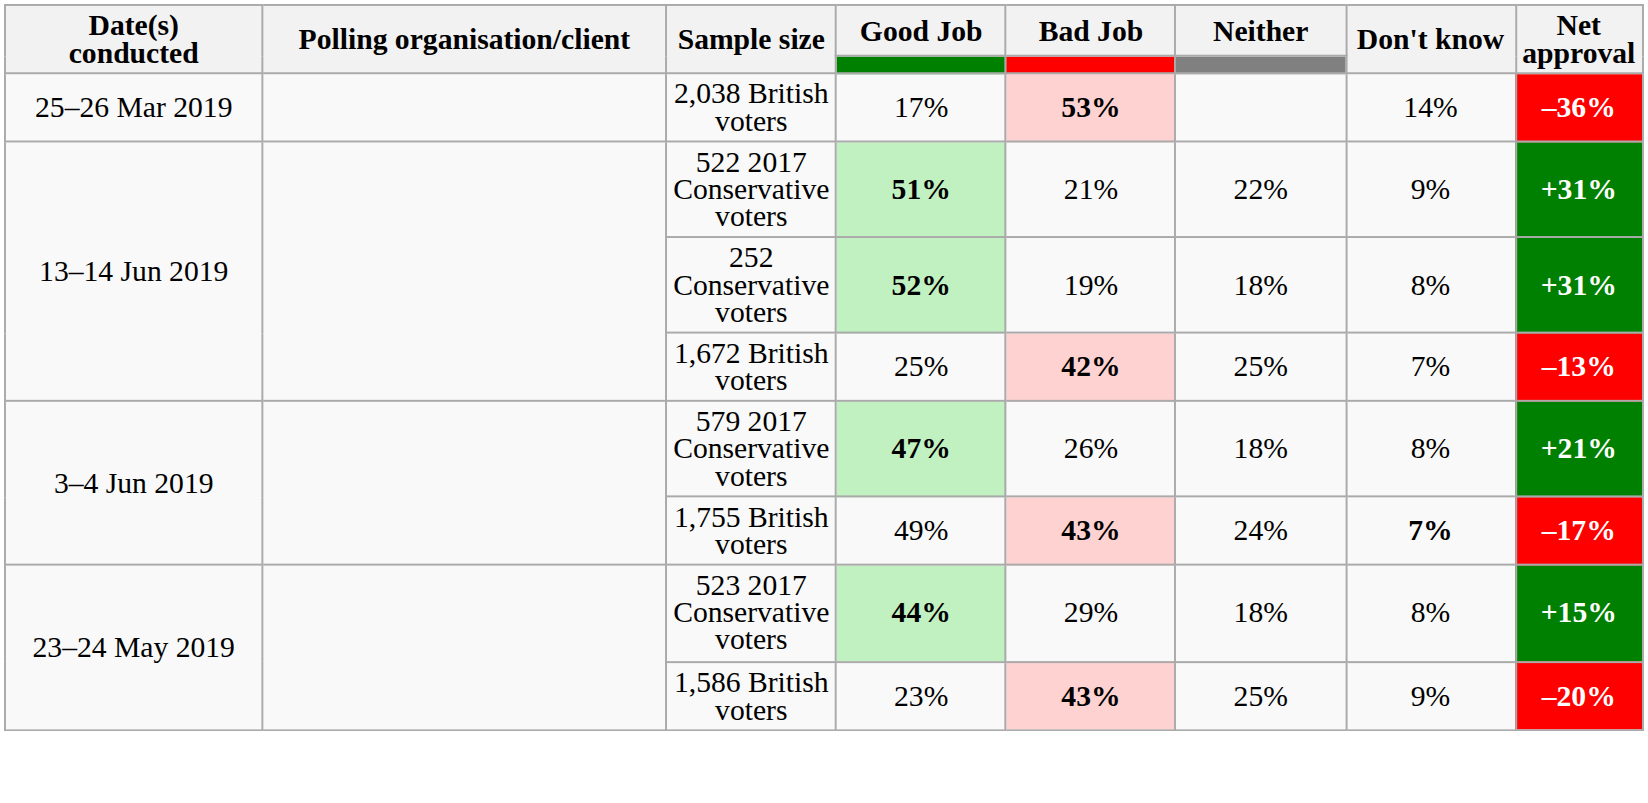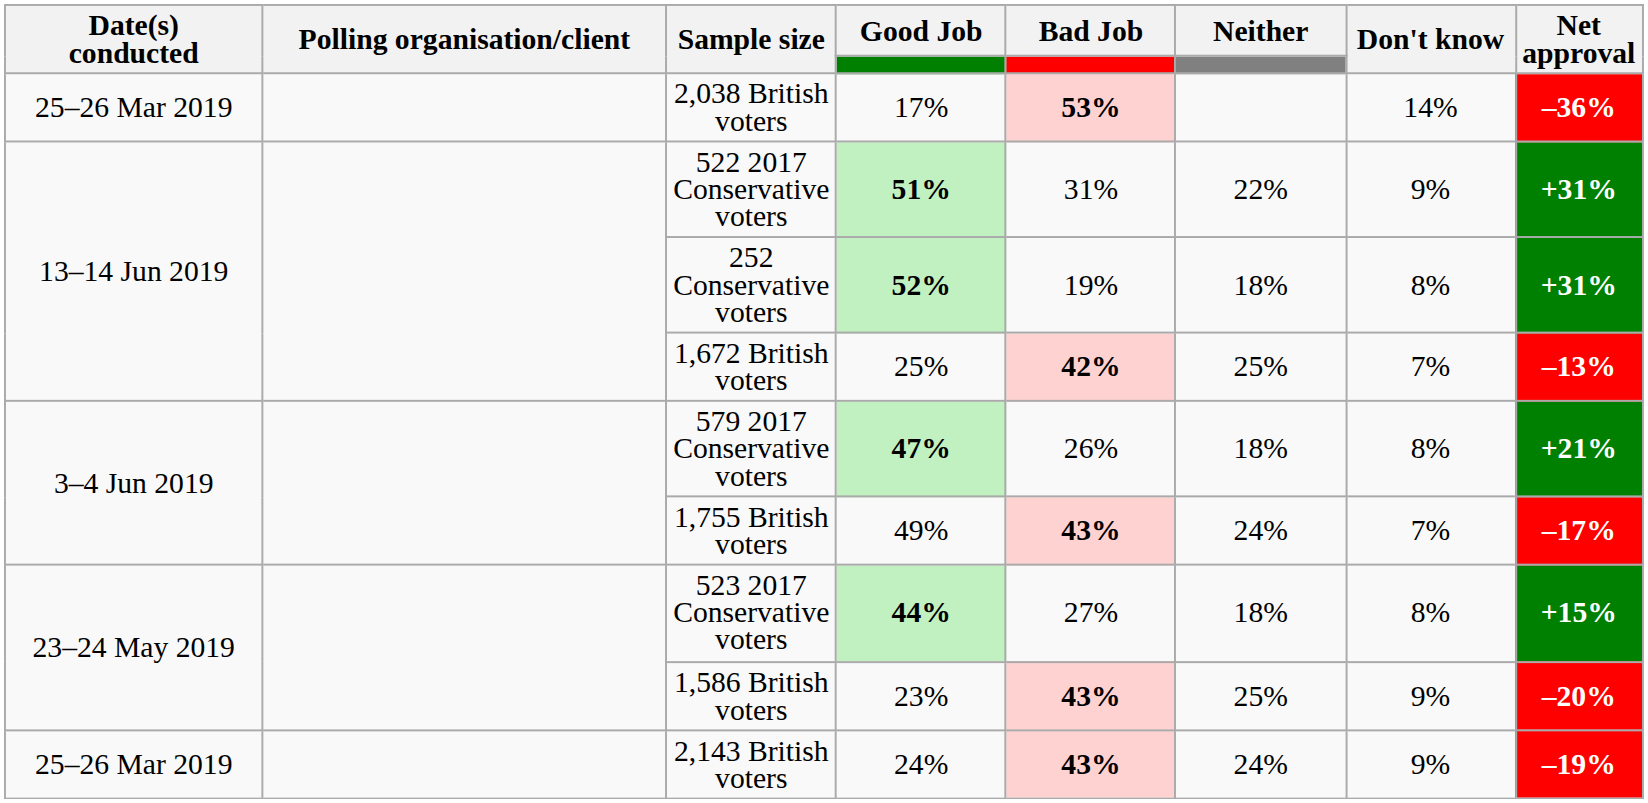(1091, 189) 21% -> (1091, 189) 31%
(1431, 531) bold -> (1431, 531) normal
(1091, 613) 29% -> (1091, 613) 27%
+ row: (751, 763)
